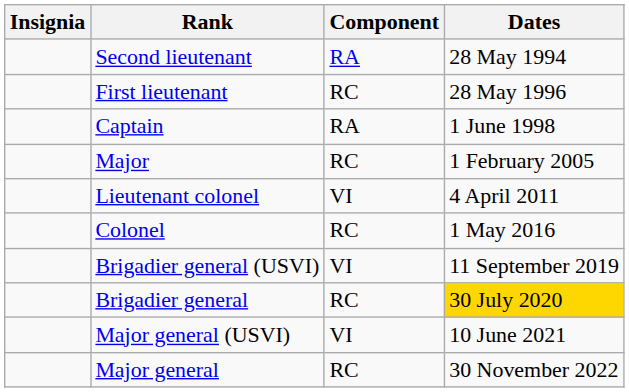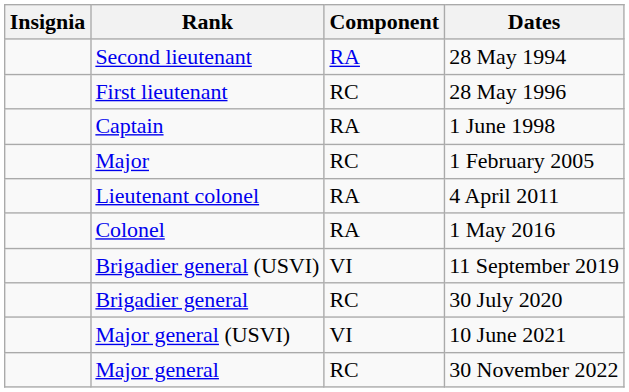(341, 195) VI -> (345, 195) RA
(344, 230) RC -> (345, 230) RA
(506, 299) gold background -> (506, 299) no background
